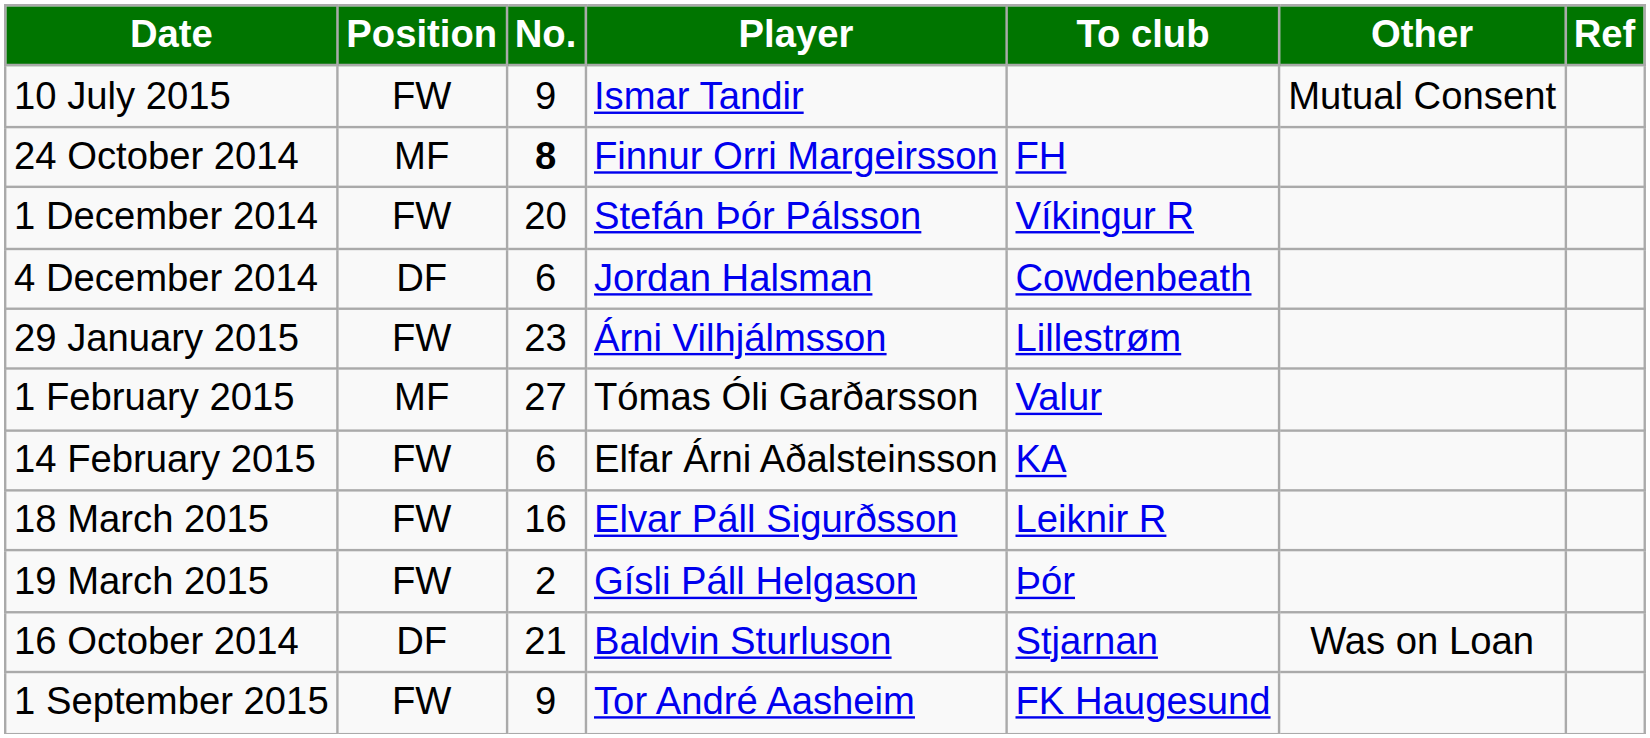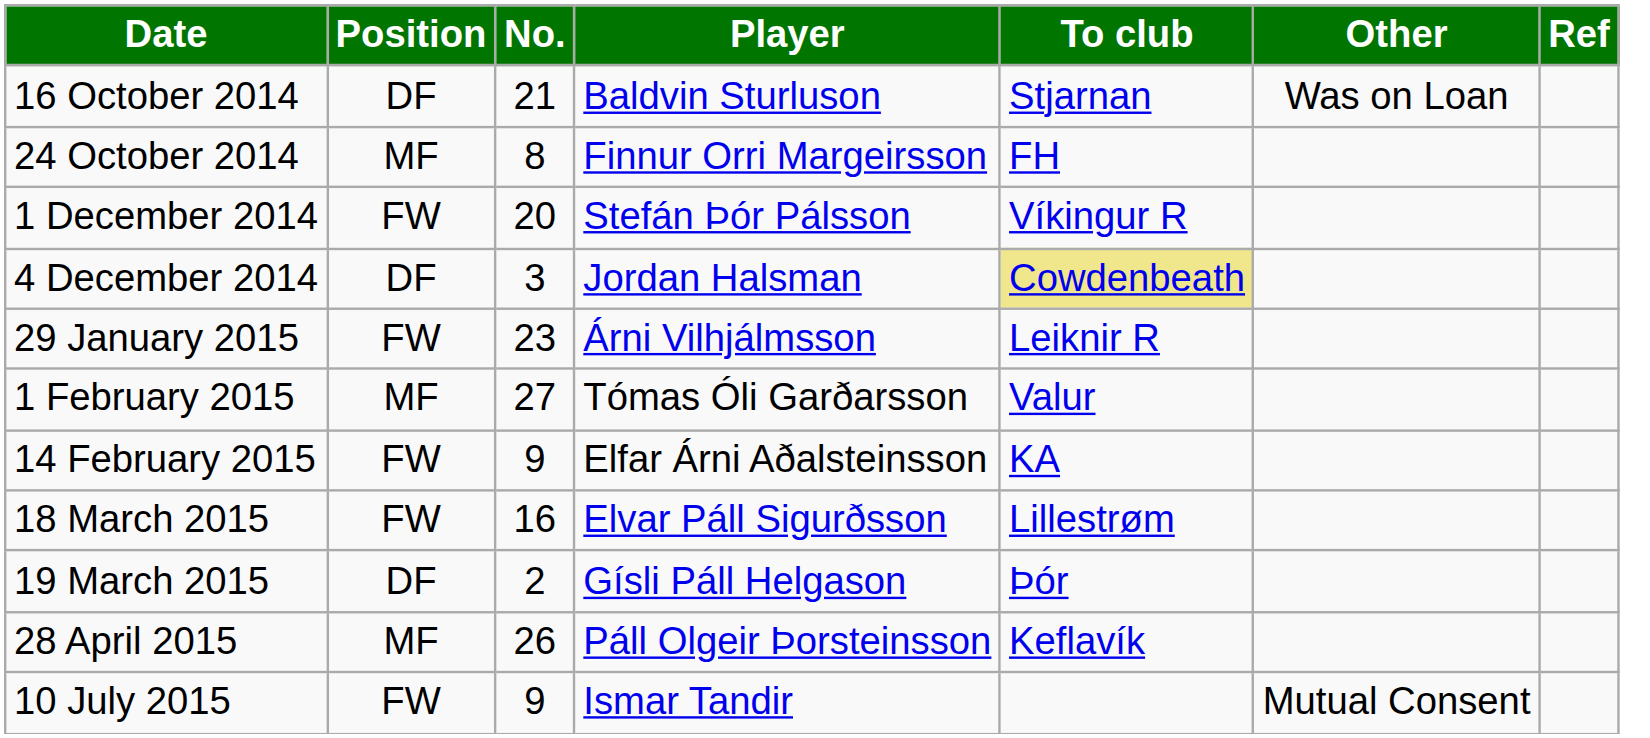rows swapped: (156, 641) <-> (122, 95)
(546, 156) bold -> (535, 156) normal
(546, 277) 6 -> (535, 277) 3
(1133, 277) no background -> (1127, 277) khaki background
(1098, 338) Lillestrøm -> (1084, 338) Leiknir R
(546, 459) 6 -> (535, 459) 9
(1091, 519) Leiknir R -> (1092, 519) Lillestrøm
(422, 580) FW -> (411, 580) DF
+ row: (126, 641)
- row: (171, 701)
